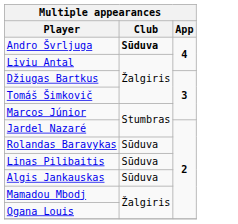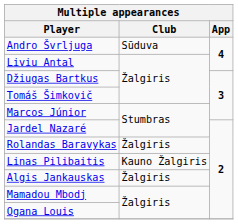(140, 46) bold -> (140, 46) normal
(140, 145) Sūduva -> (146, 145) Žalgiris
(140, 161) Sūduva -> (164, 161) Kauno Žalgiris
(140, 178) Sūduva -> (146, 178) Žalgiris
